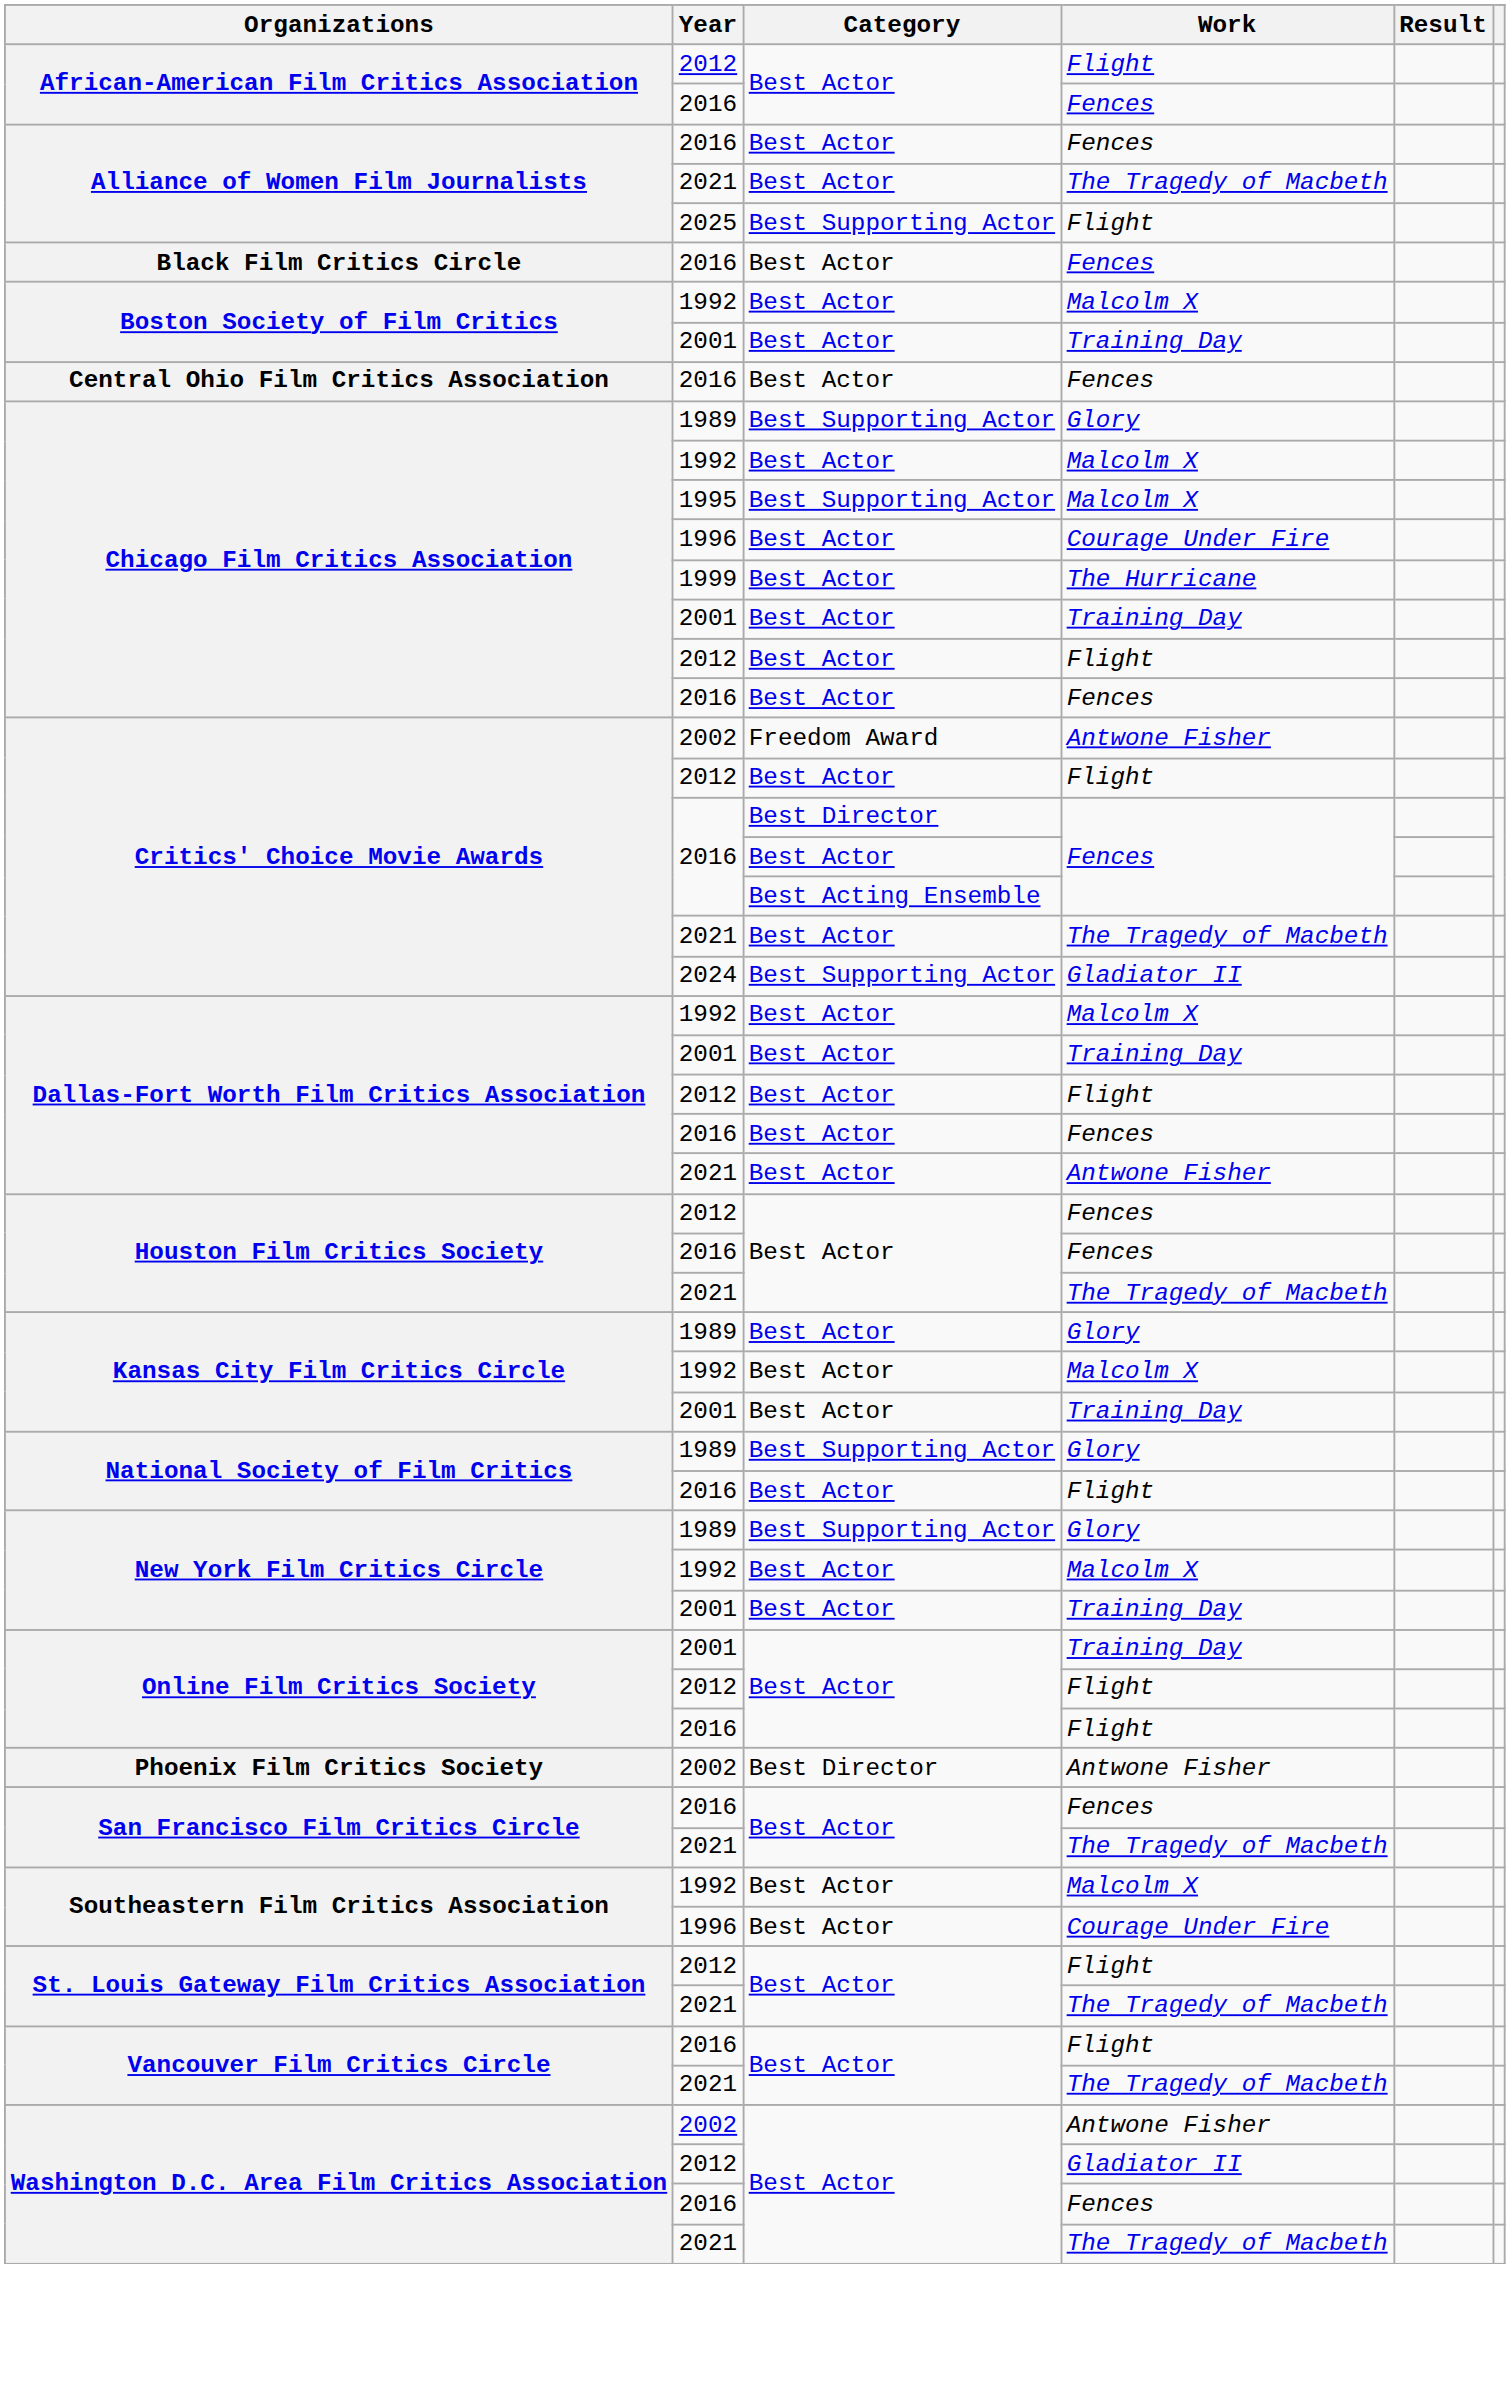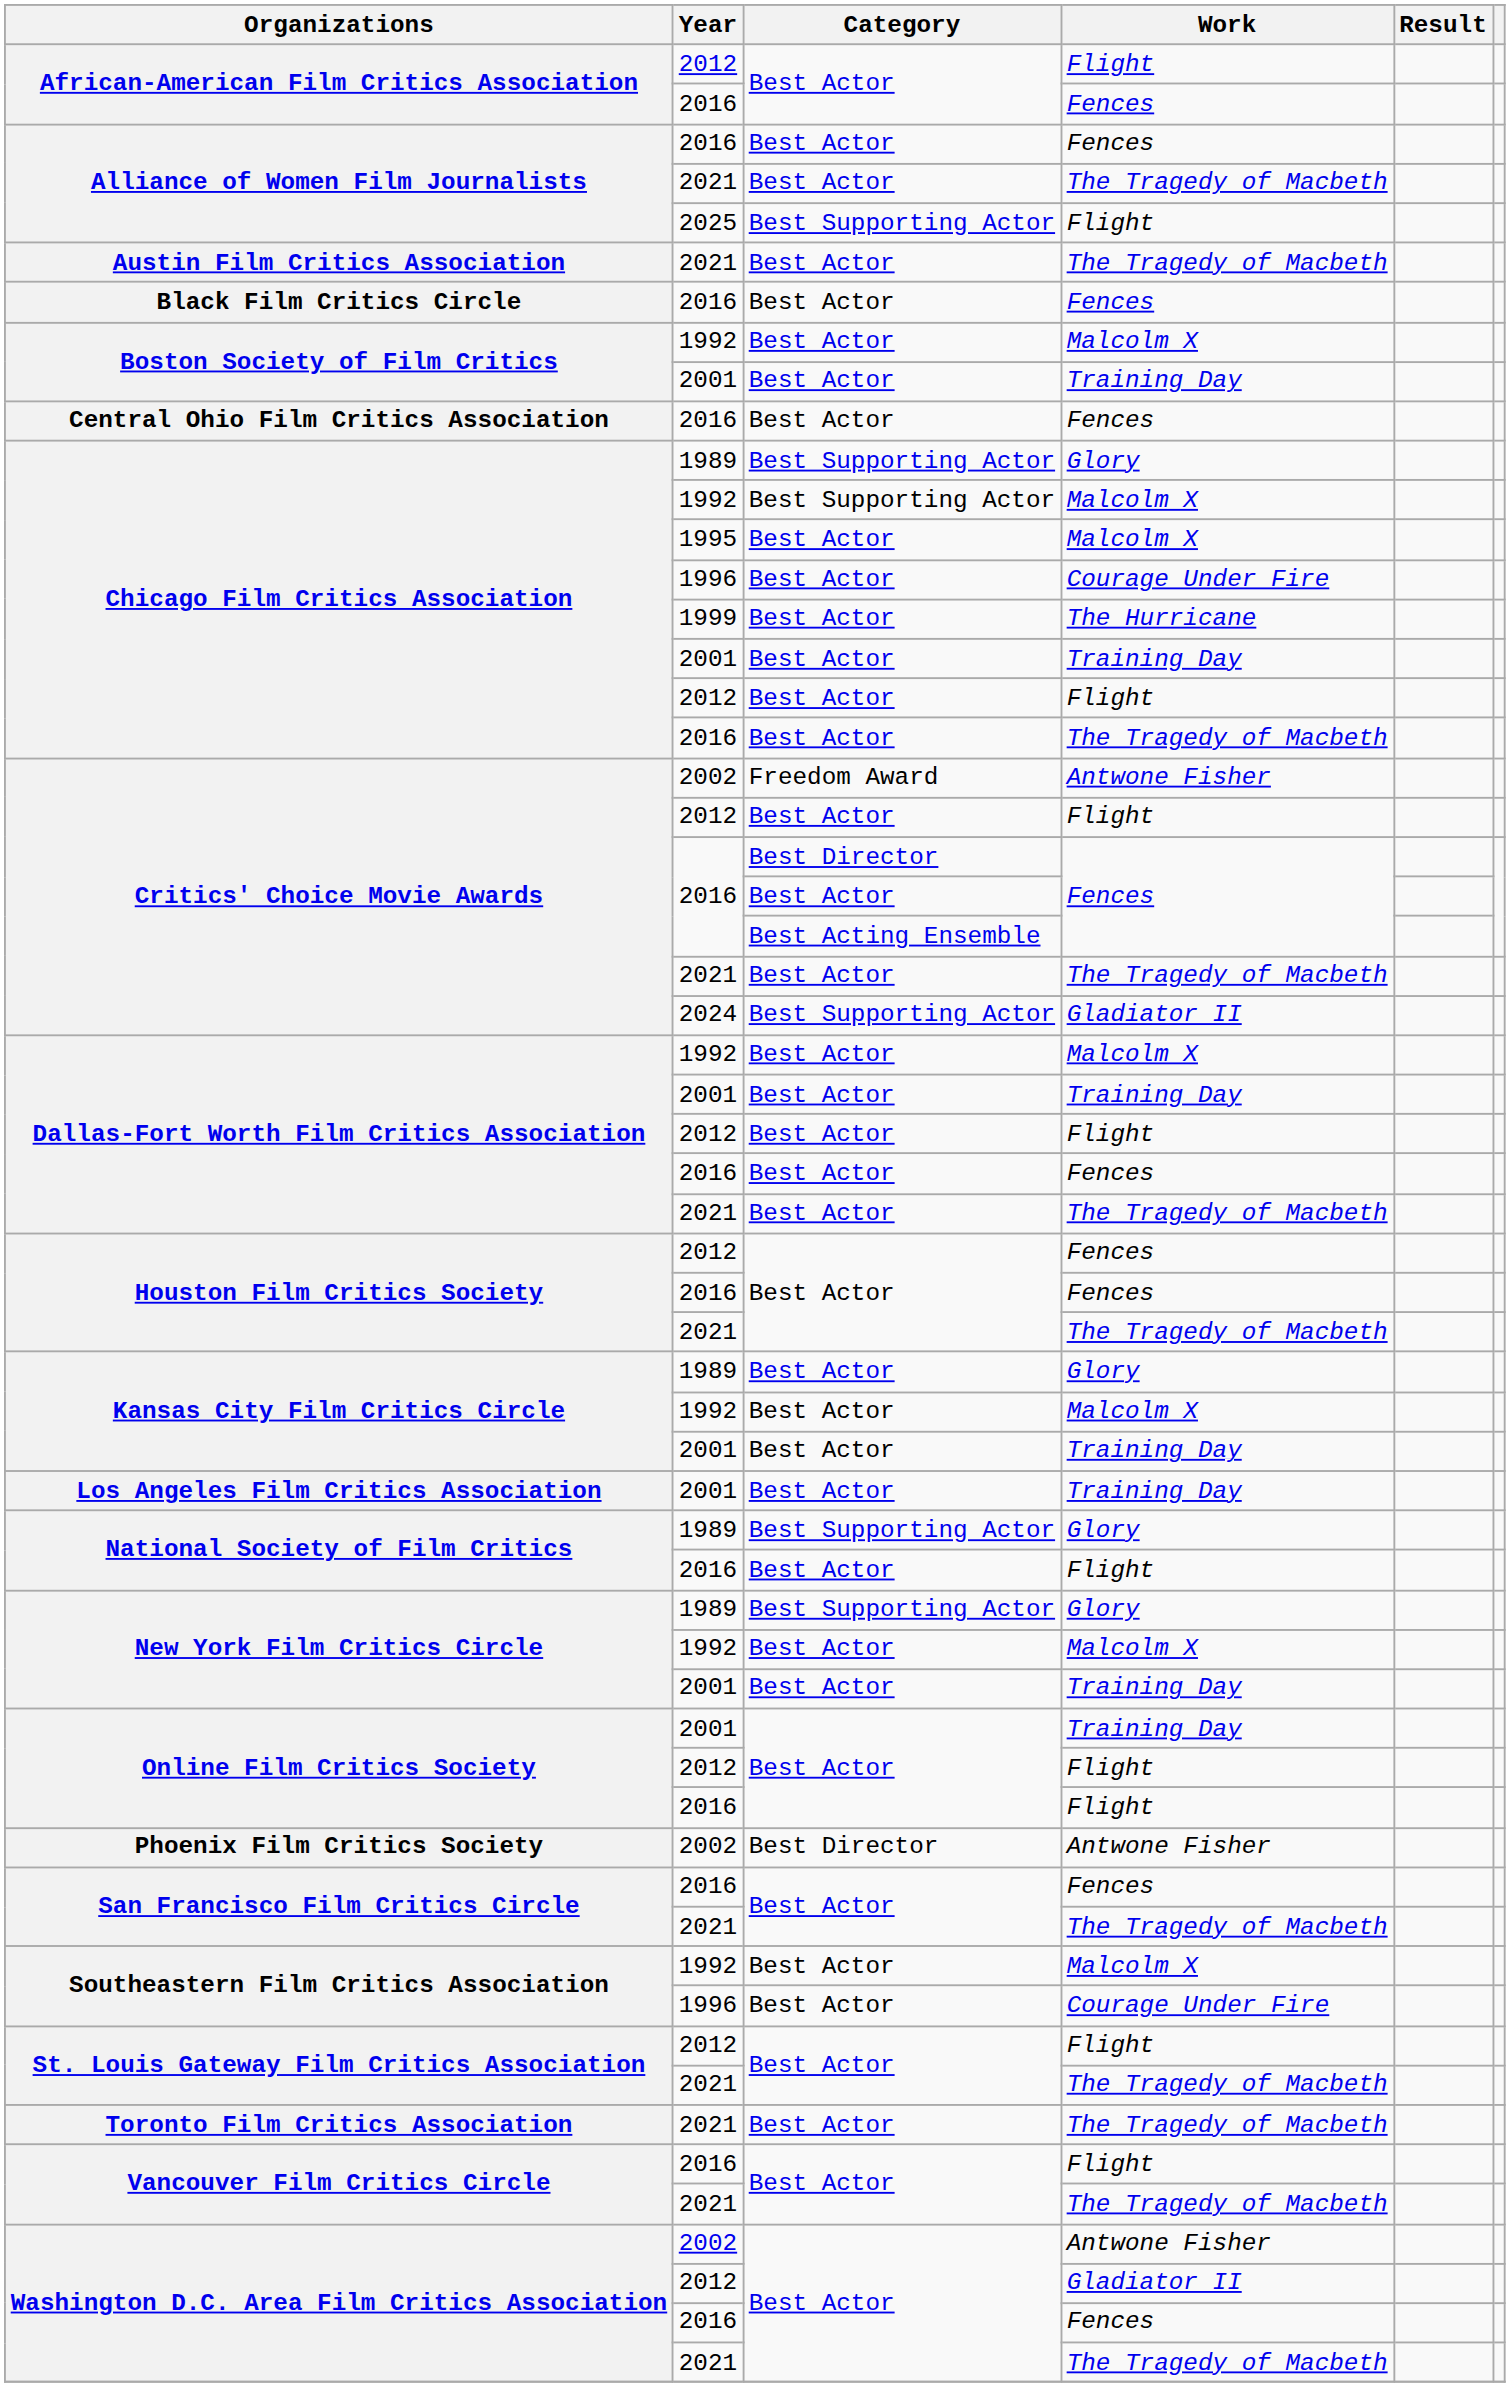+ row: (339, 262)
(822, 461) Best Actor -> (902, 500) Best Supporting Actor
(902, 500) Best Supporting Actor -> (822, 540) Best Actor
(1110, 698) Fences -> (1227, 738) The Tragedy of Macbeth
(1169, 1174) Antwone Fisher -> (1227, 1213) The Tragedy of Macbeth
+ row: (339, 1491)
+ row: (339, 2125)
